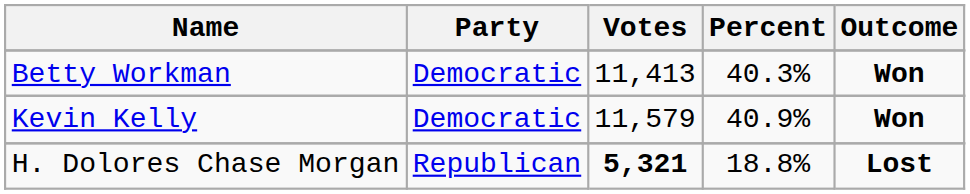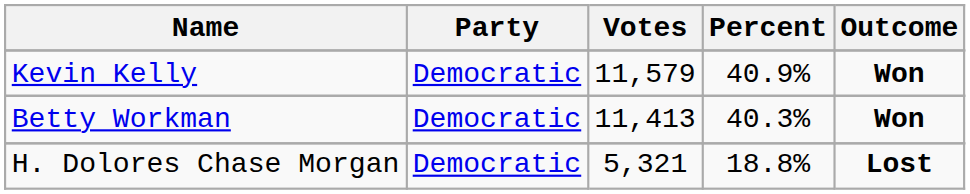rows swapped: (104, 119) <-> (121, 74)
(497, 165) Republican -> (497, 165) Democratic
(645, 165) bold -> (645, 165) normal
